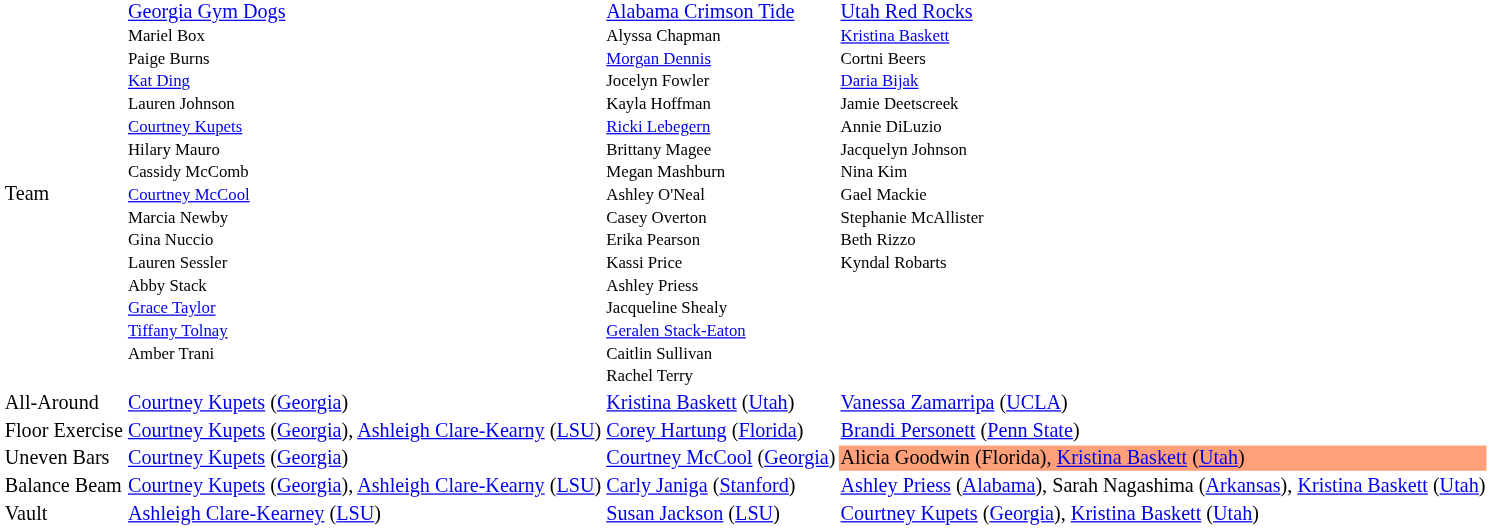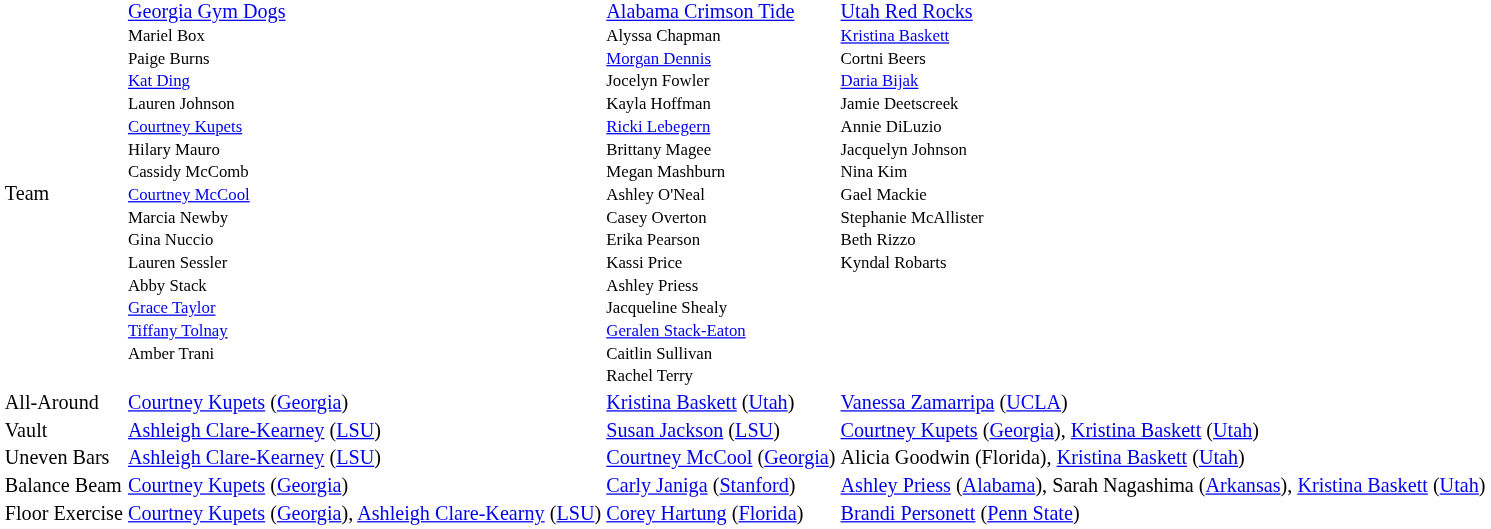rows swapped: (26, 513) <-> (64, 430)
(238, 458) Courtney Kupets (Georgia) -> (254, 458) Ashleigh Clare-Kearney (LSU)
(1043, 458) lightsalmon background -> (1043, 458) no background
(365, 485) Courtney Kupets (Georgia), Ashleigh Clare-Kearny (LSU) -> (238, 485) Courtney Kupets (Georgia)
